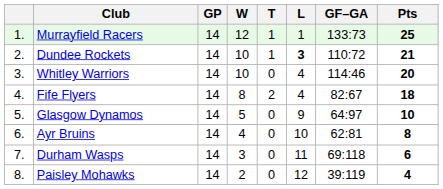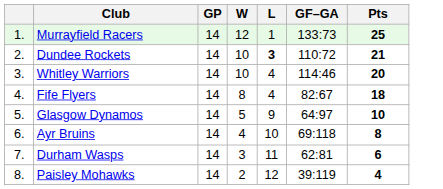- column: (272, 14)
(346, 134) 62:81 -> (317, 134) 69:118
(346, 154) 69:118 -> (317, 154) 62:81
